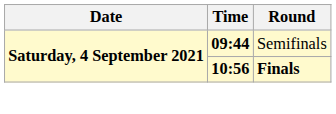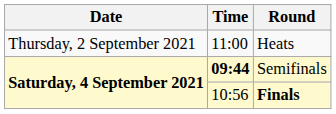+ row: (276, 43)
(230, 69) bold -> (230, 95) normal
